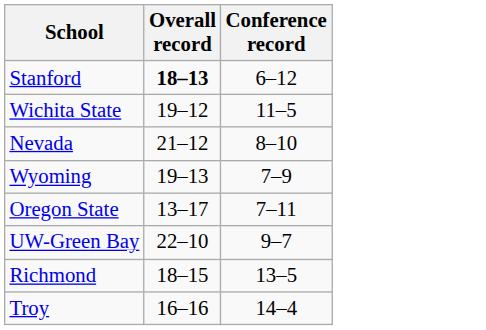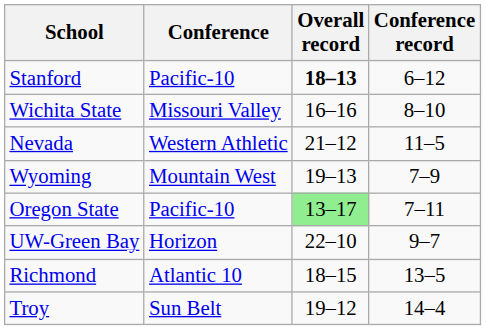+ column: (218, 32)
(182, 110) 19–12 -> (331, 110) 16–16
(276, 110) 11–5 -> (425, 110) 8–10
(276, 143) 8–10 -> (425, 143) 11–5
(182, 209) no background -> (331, 209) lightgreen background
(182, 308) 16–16 -> (331, 308) 19–12
